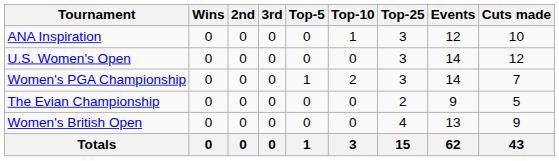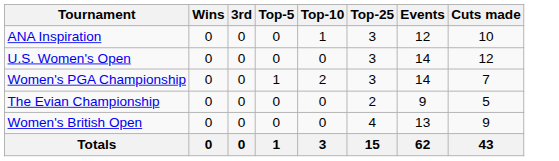- column: (243, 15)
